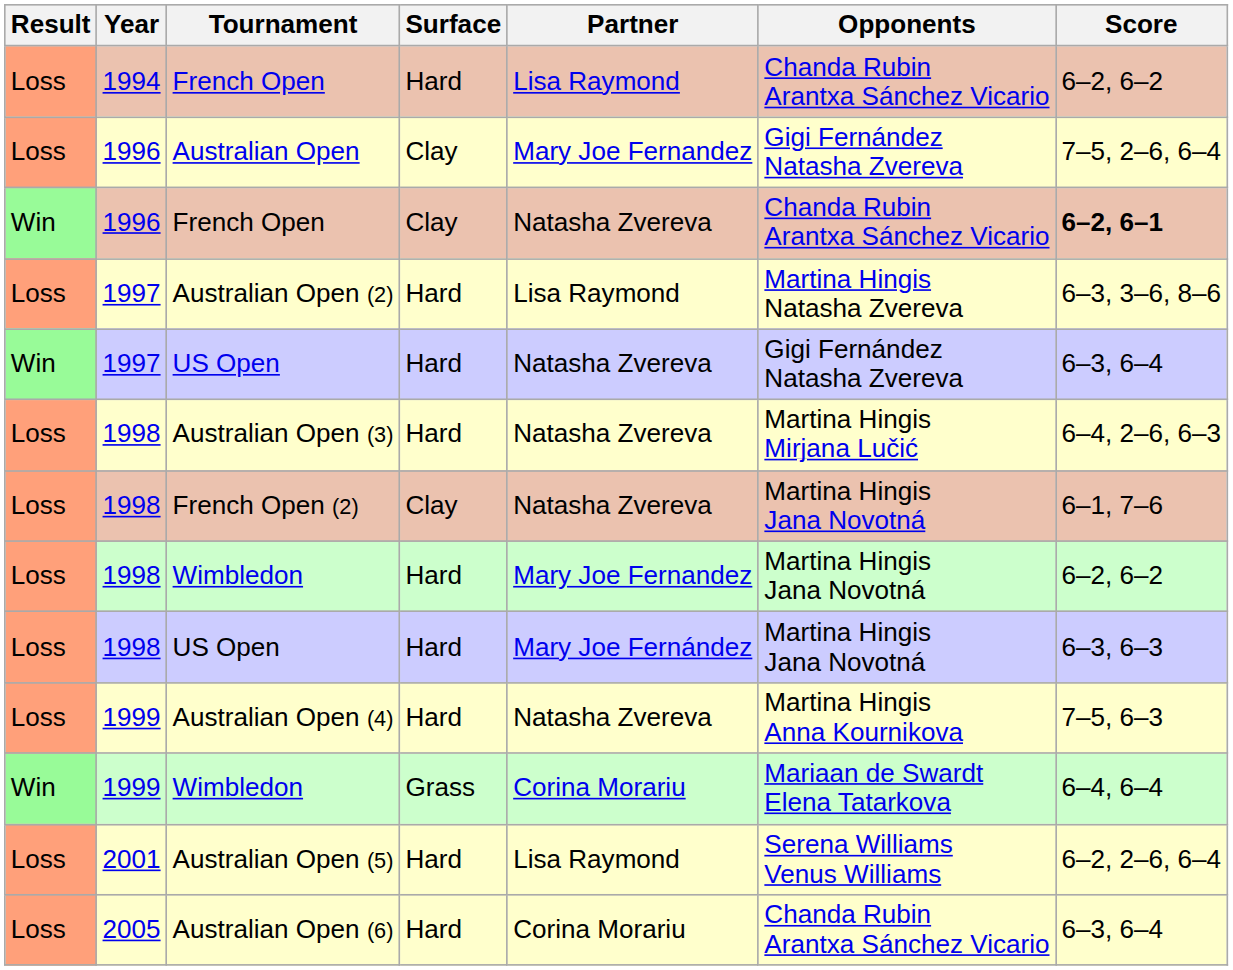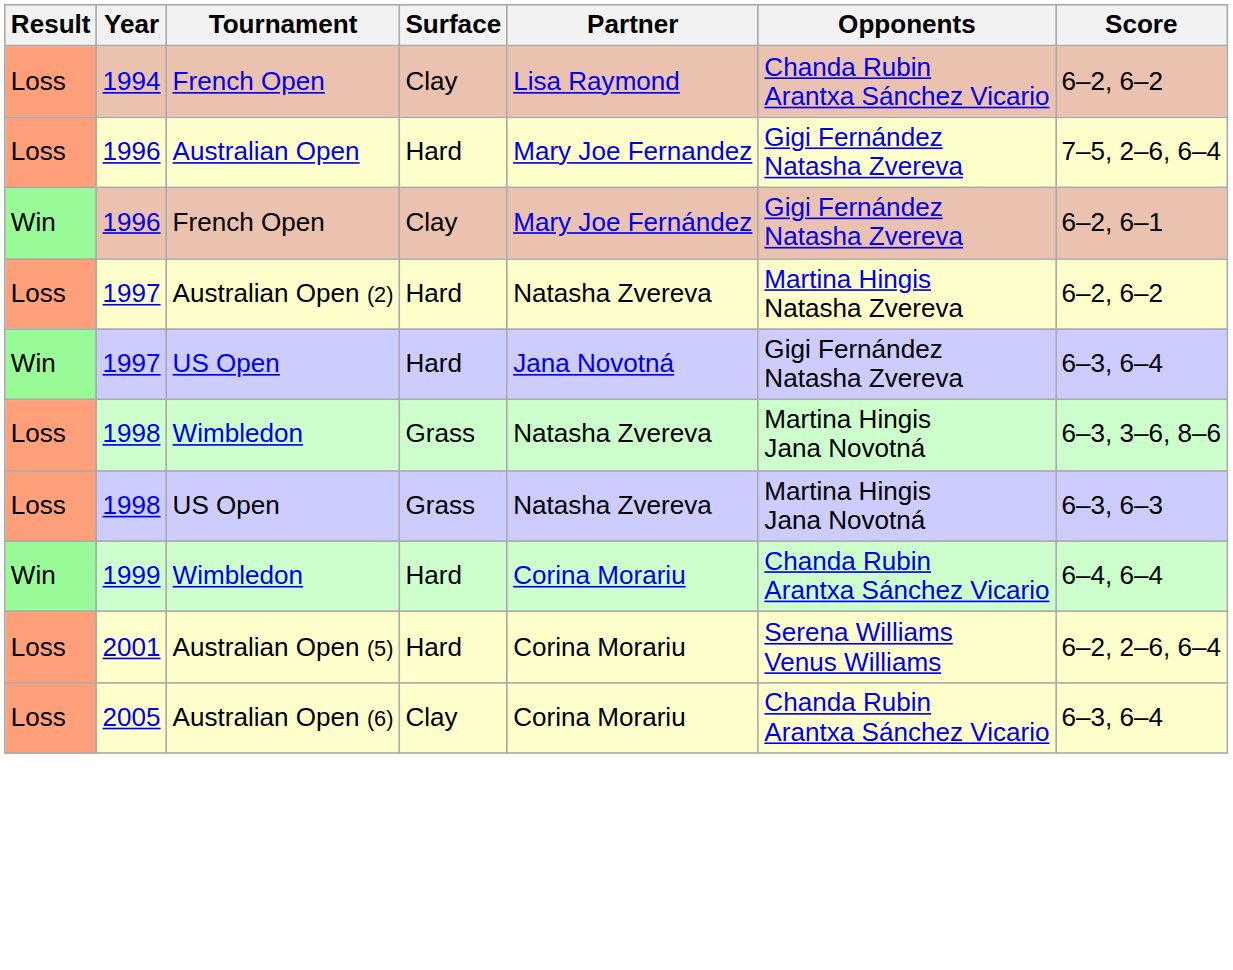(434, 81) Hard -> (432, 81) Clay
(432, 151) Clay -> (434, 151) Hard
(612, 222) Natasha Zvereva -> (633, 222) Mary Joe Fernández
(907, 222) Chanda Rubin Arantxa Sánchez Vicario -> (864, 222) Gigi Fernández Natasha Zvereva
(1112, 222) bold -> (1112, 222) normal
(597, 293) Lisa Raymond -> (612, 293) Natasha Zvereva
(1141, 293) 6–3, 3–6, 8–6 -> (1112, 293) 6–2, 6–2
(612, 364) Natasha Zvereva -> (594, 364) Jana Novotná
- row: (132, 434)
- row: (132, 505)
(434, 576) Hard -> (440, 434) Grass
(633, 576) Mary Joe Fernandez -> (612, 434) Natasha Zvereva
(1112, 576) 6–2, 6–2 -> (1141, 434) 6–3, 3–6, 8–6
(434, 646) Hard -> (440, 505) Grass
(633, 646) Mary Joe Fernández -> (612, 505) Natasha Zvereva
- row: (132, 717)
(440, 788) Grass -> (434, 576) Hard
(874, 788) Mariaan de Swardt Elena Tatarkova -> (907, 576) Chanda Rubin Arantxa Sánchez Vicario
(597, 858) Lisa Raymond -> (599, 646) Corina Morariu
(434, 929) Hard -> (432, 717) Clay
